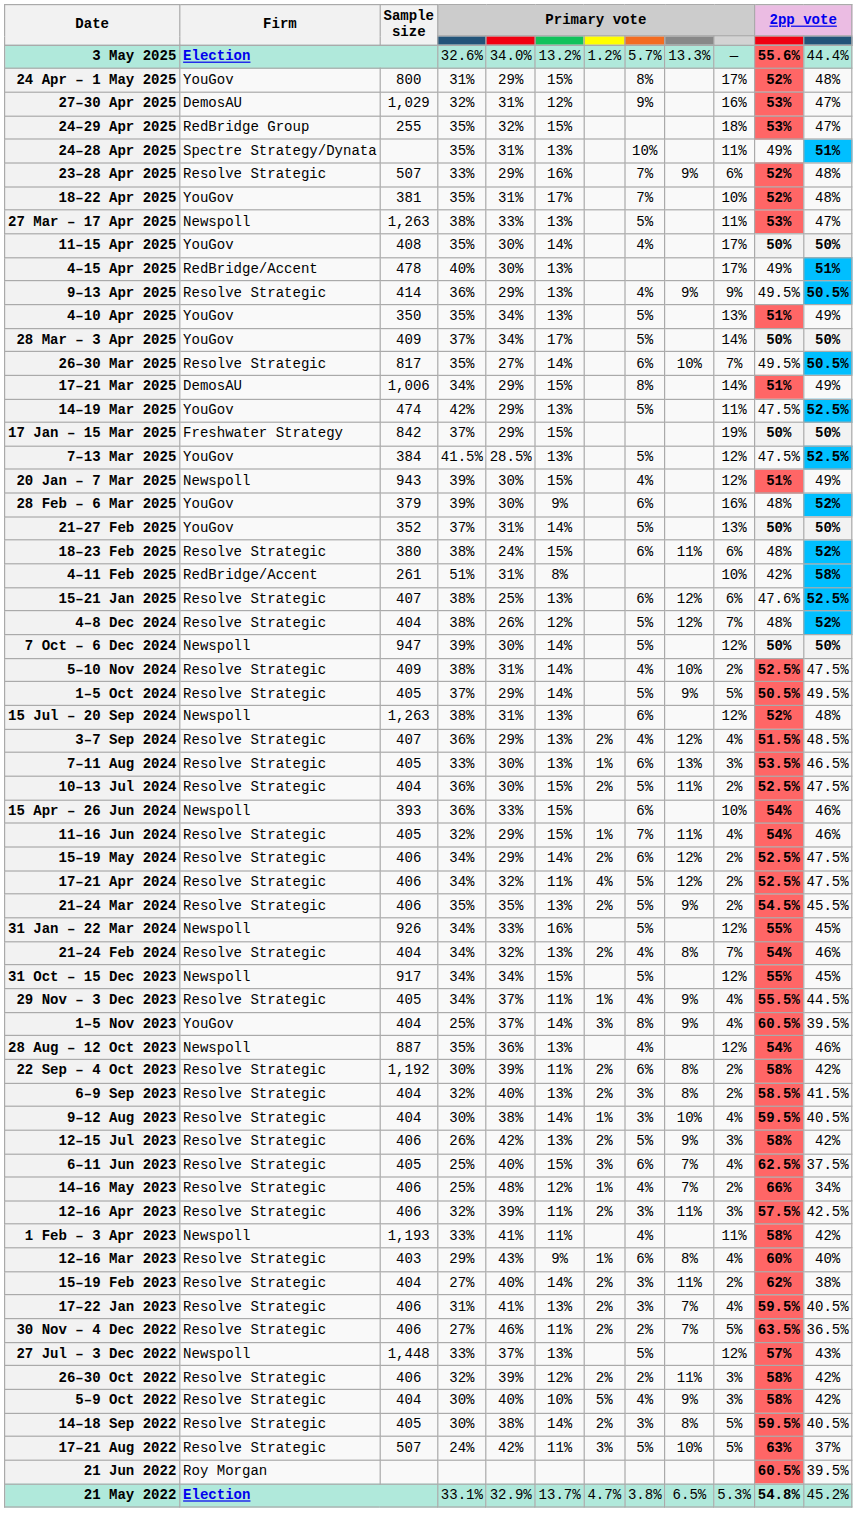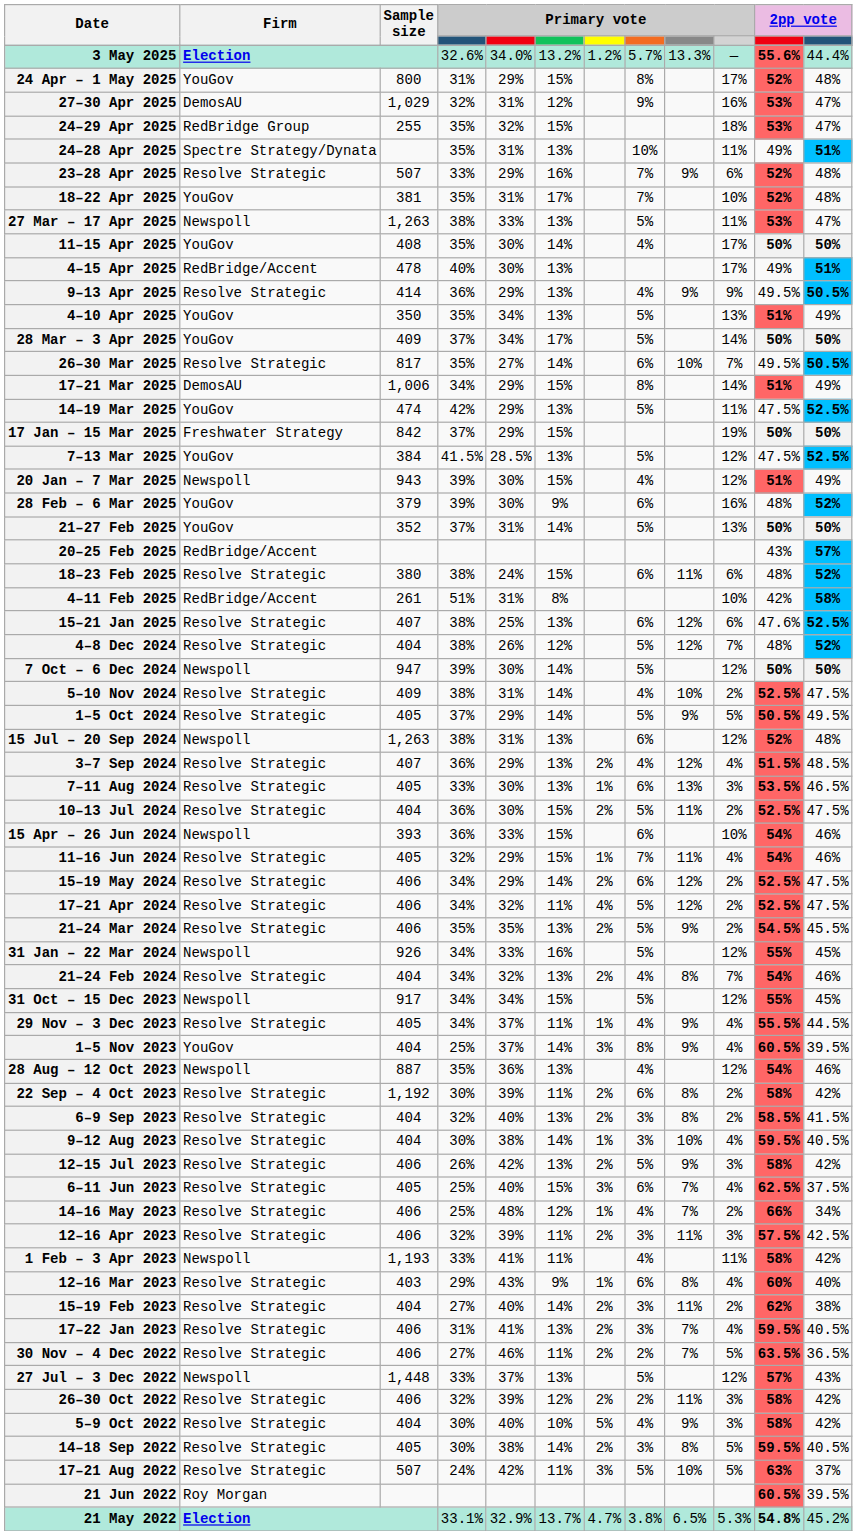+ row: (117, 552)
